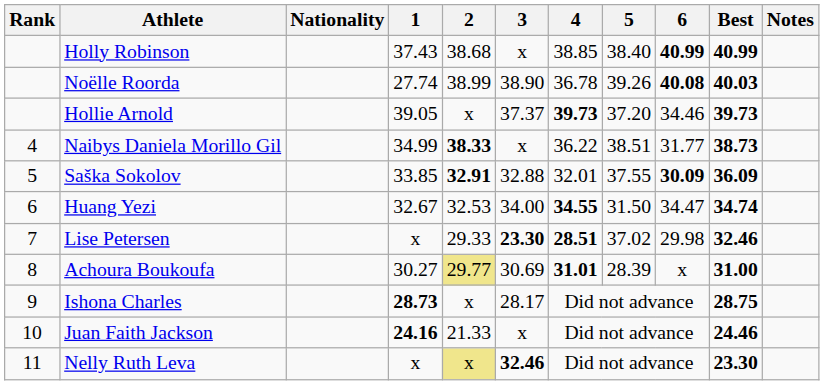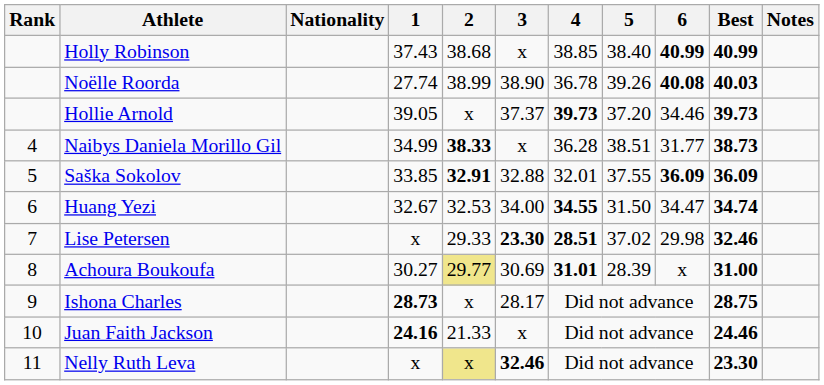(576, 144) 36.22 -> (576, 144) 36.28
(682, 176) 30.09 -> (682, 176) 36.09
